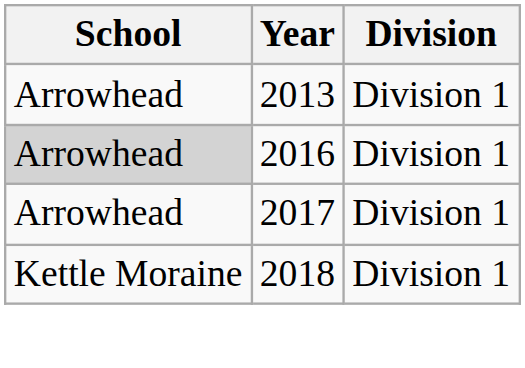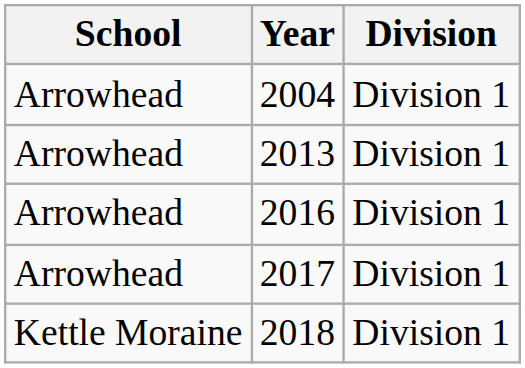+ row: (297, 93)
(98, 153) lightgrey background -> (98, 213) no background
